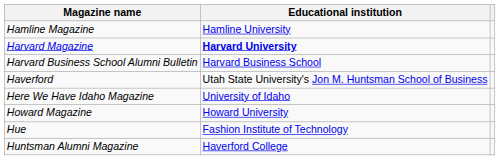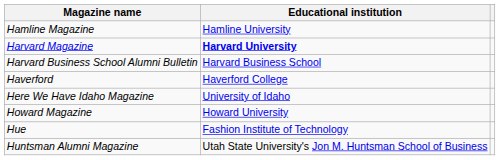(345, 79) Utah State University's Jon M. Huntsman School of Business -> (245, 79) Haverford College
(245, 146) Haverford College -> (345, 146) Utah State University's Jon M. Huntsman School of Business
